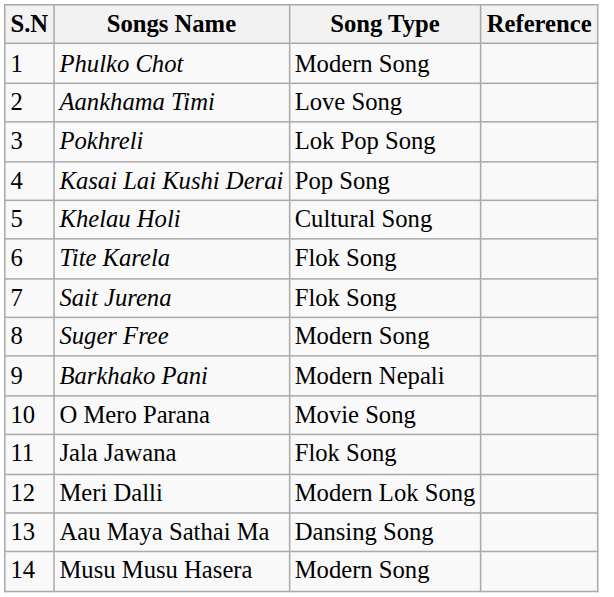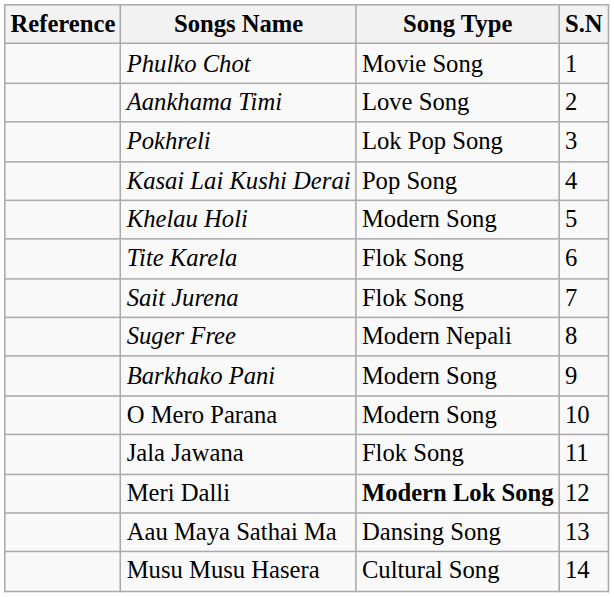columns swapped: (29, 24) <-> (539, 24)
(362, 63) Modern Song -> (422, 63) Movie Song
(363, 219) Cultural Song -> (429, 219) Modern Song
(362, 336) Modern Song -> (437, 336) Modern Nepali
(370, 375) Modern Nepali -> (429, 375) Modern Song
(355, 414) Movie Song -> (429, 414) Modern Song
(385, 492) normal -> (458, 492) bold
(362, 571) Modern Song -> (431, 571) Cultural Song
